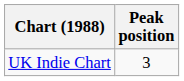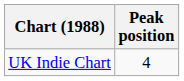(146, 62) 3 -> (146, 62) 4
